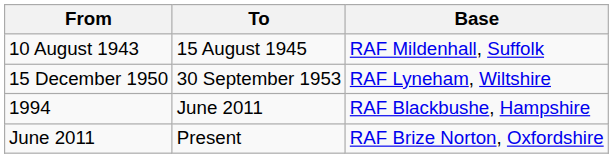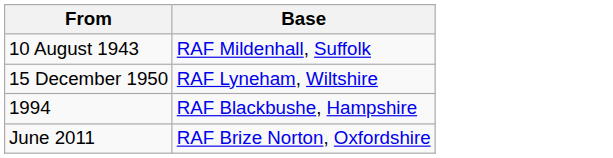- column: (259, 19)
